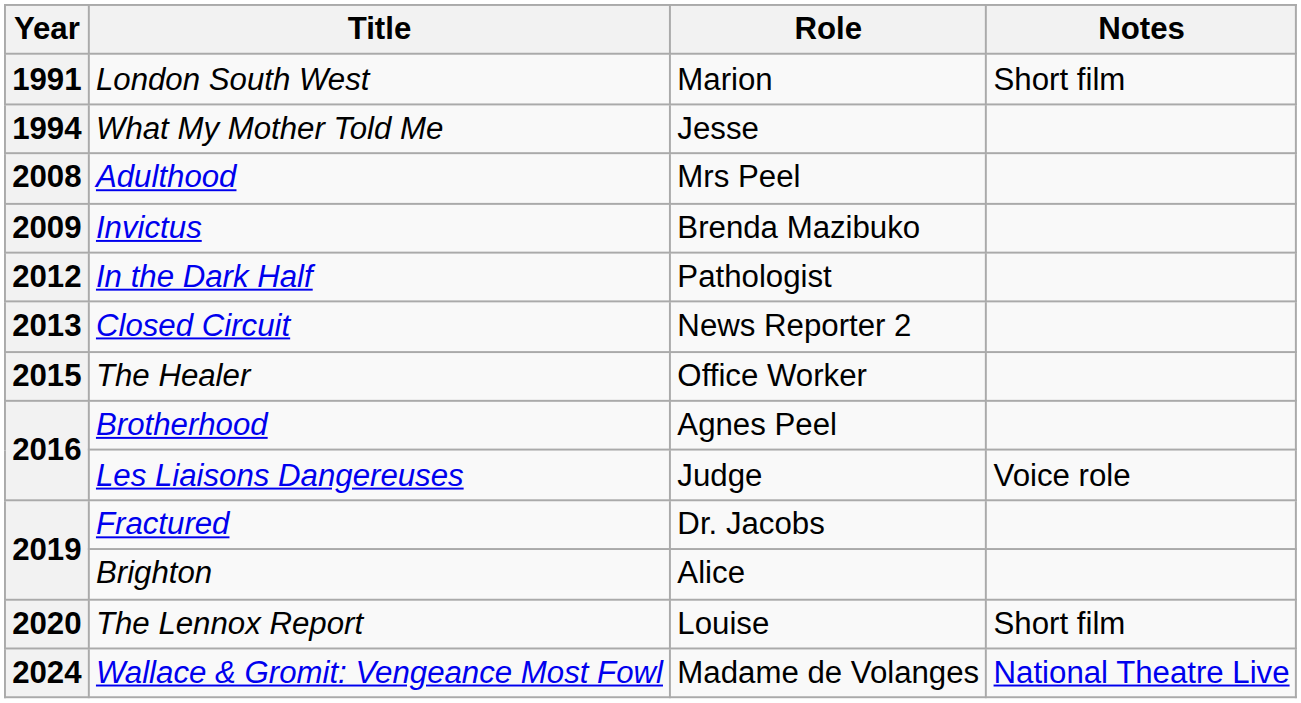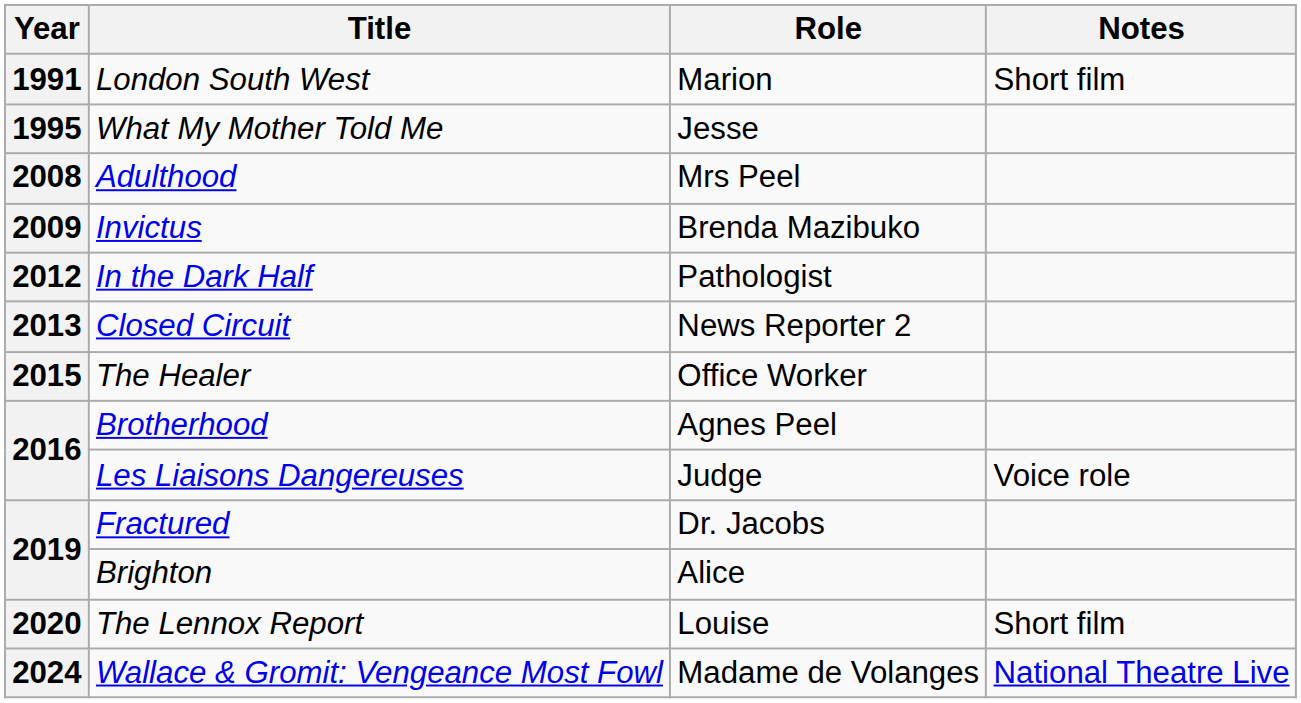(47, 128) 1994 -> (47, 128) 1995
